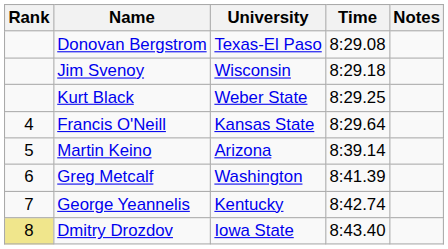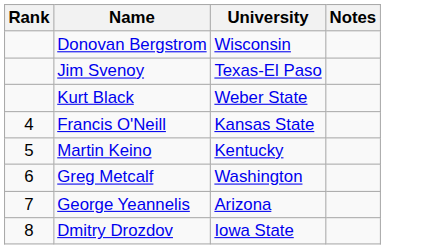- column: (358, 17)
(268, 44) Texas-El Paso -> (253, 44) Wisconsin
(253, 71) Wisconsin -> (268, 71) Texas-El Paso
(243, 151) Arizona -> (249, 151) Kentucky
(249, 204) Kentucky -> (243, 204) Arizona
(29, 230) khaki background -> (29, 230) no background
